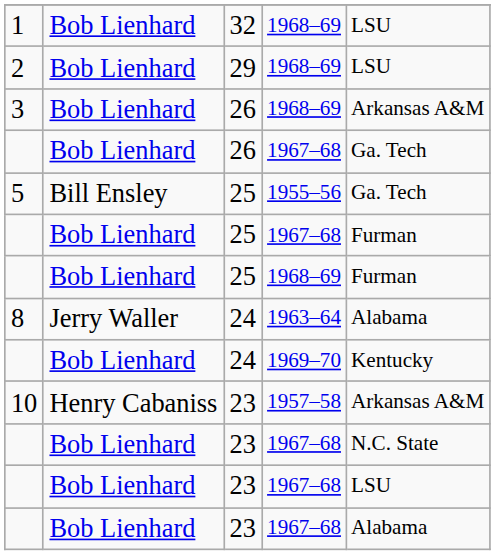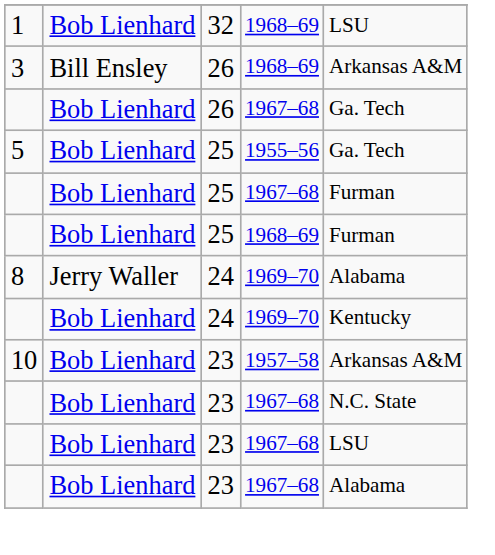- row: (18, 67)
(122, 109) Bob Lienhard -> (109, 67) Bill Ensley
(109, 192) Bill Ensley -> (122, 151) Bob Lienhard
(304, 318) 1963–64 -> (282, 276) 1969–70
(133, 402) Henry Cabaniss -> (122, 360) Bob Lienhard
